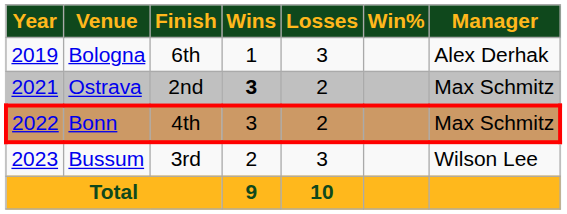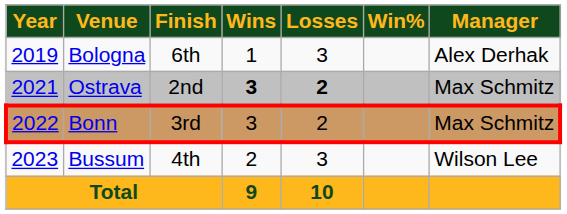(322, 87) normal -> (322, 87) bold
(186, 123) 4th -> (186, 123) 3rd
(186, 159) 3rd -> (186, 159) 4th
